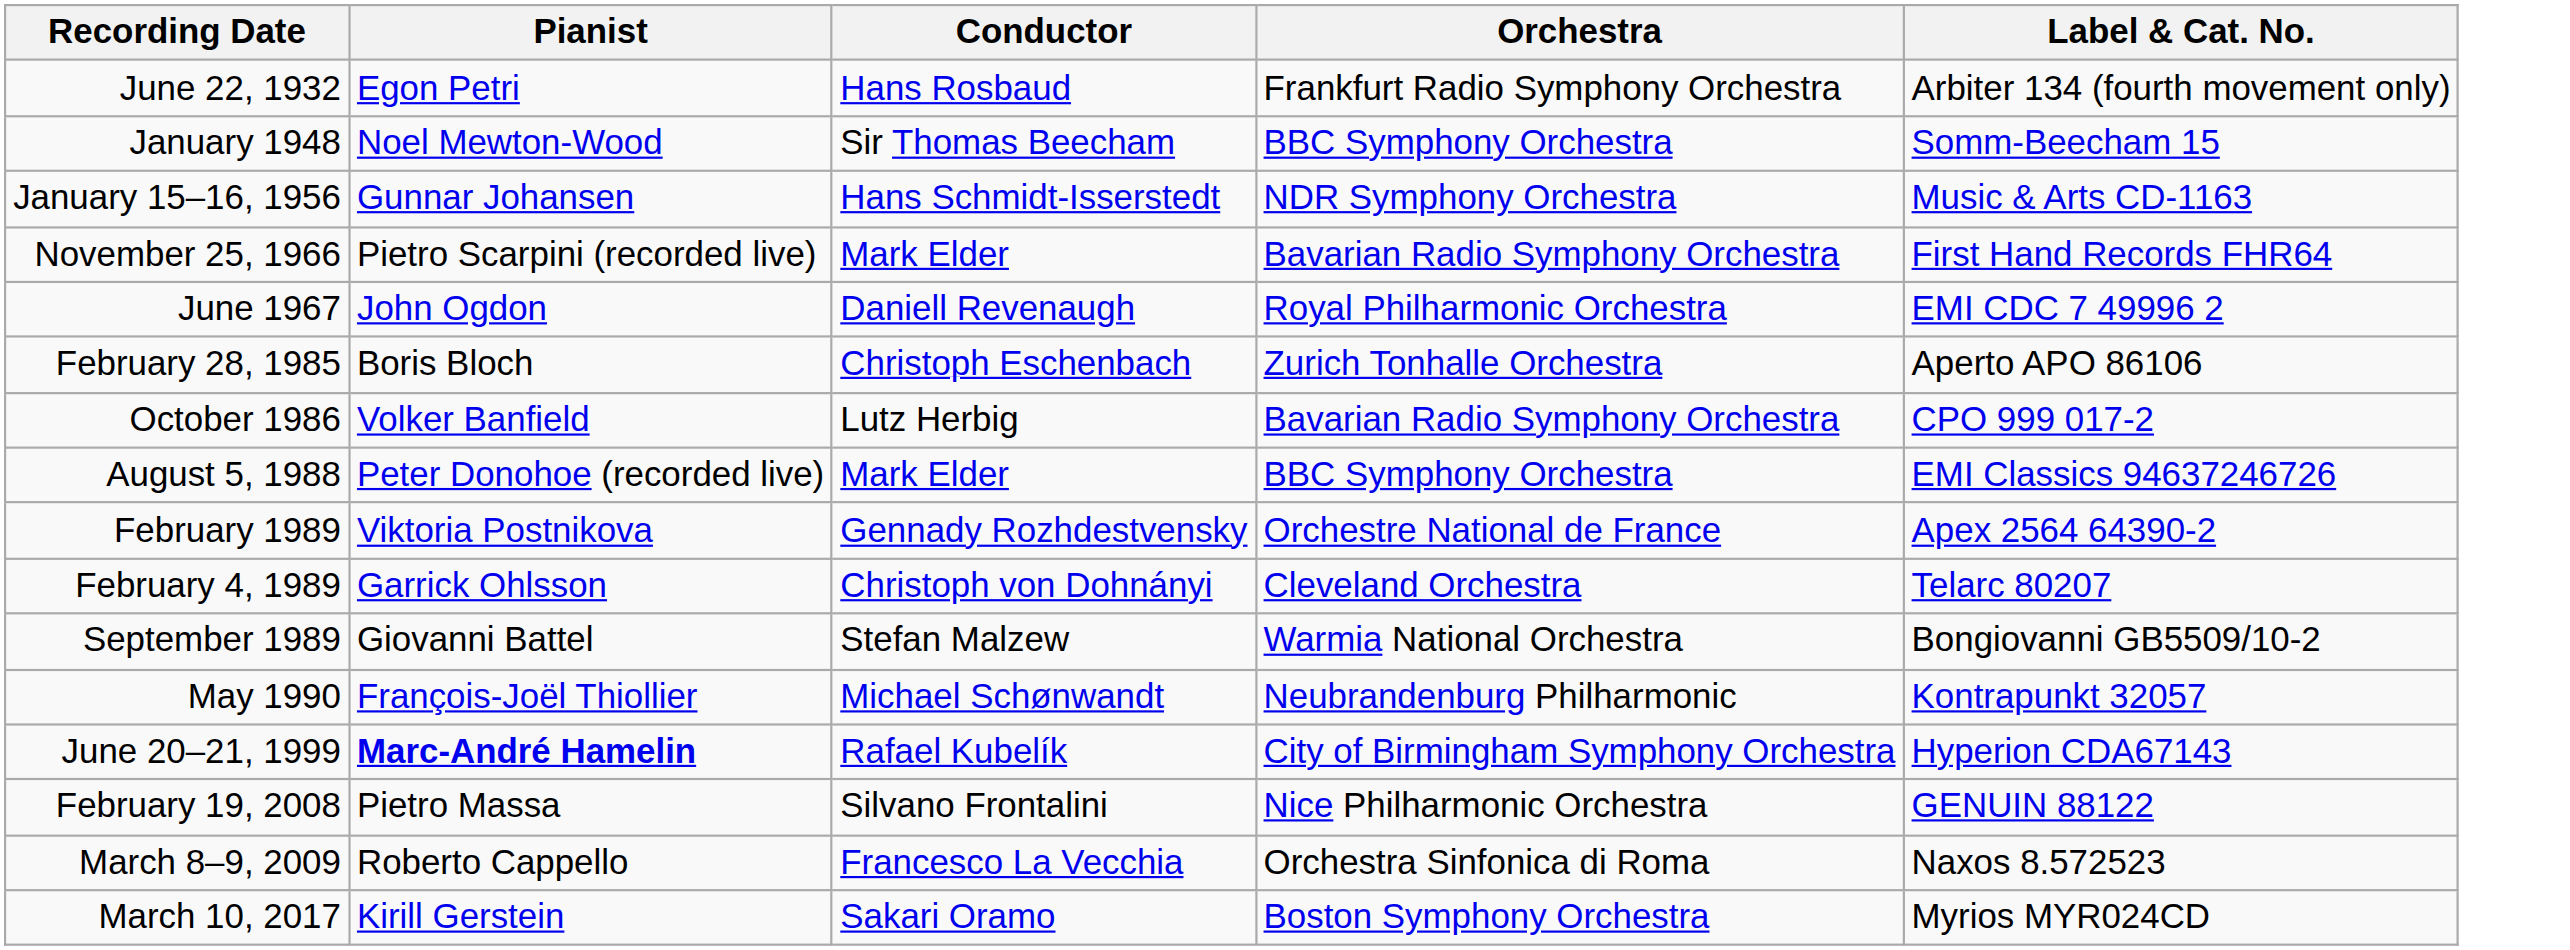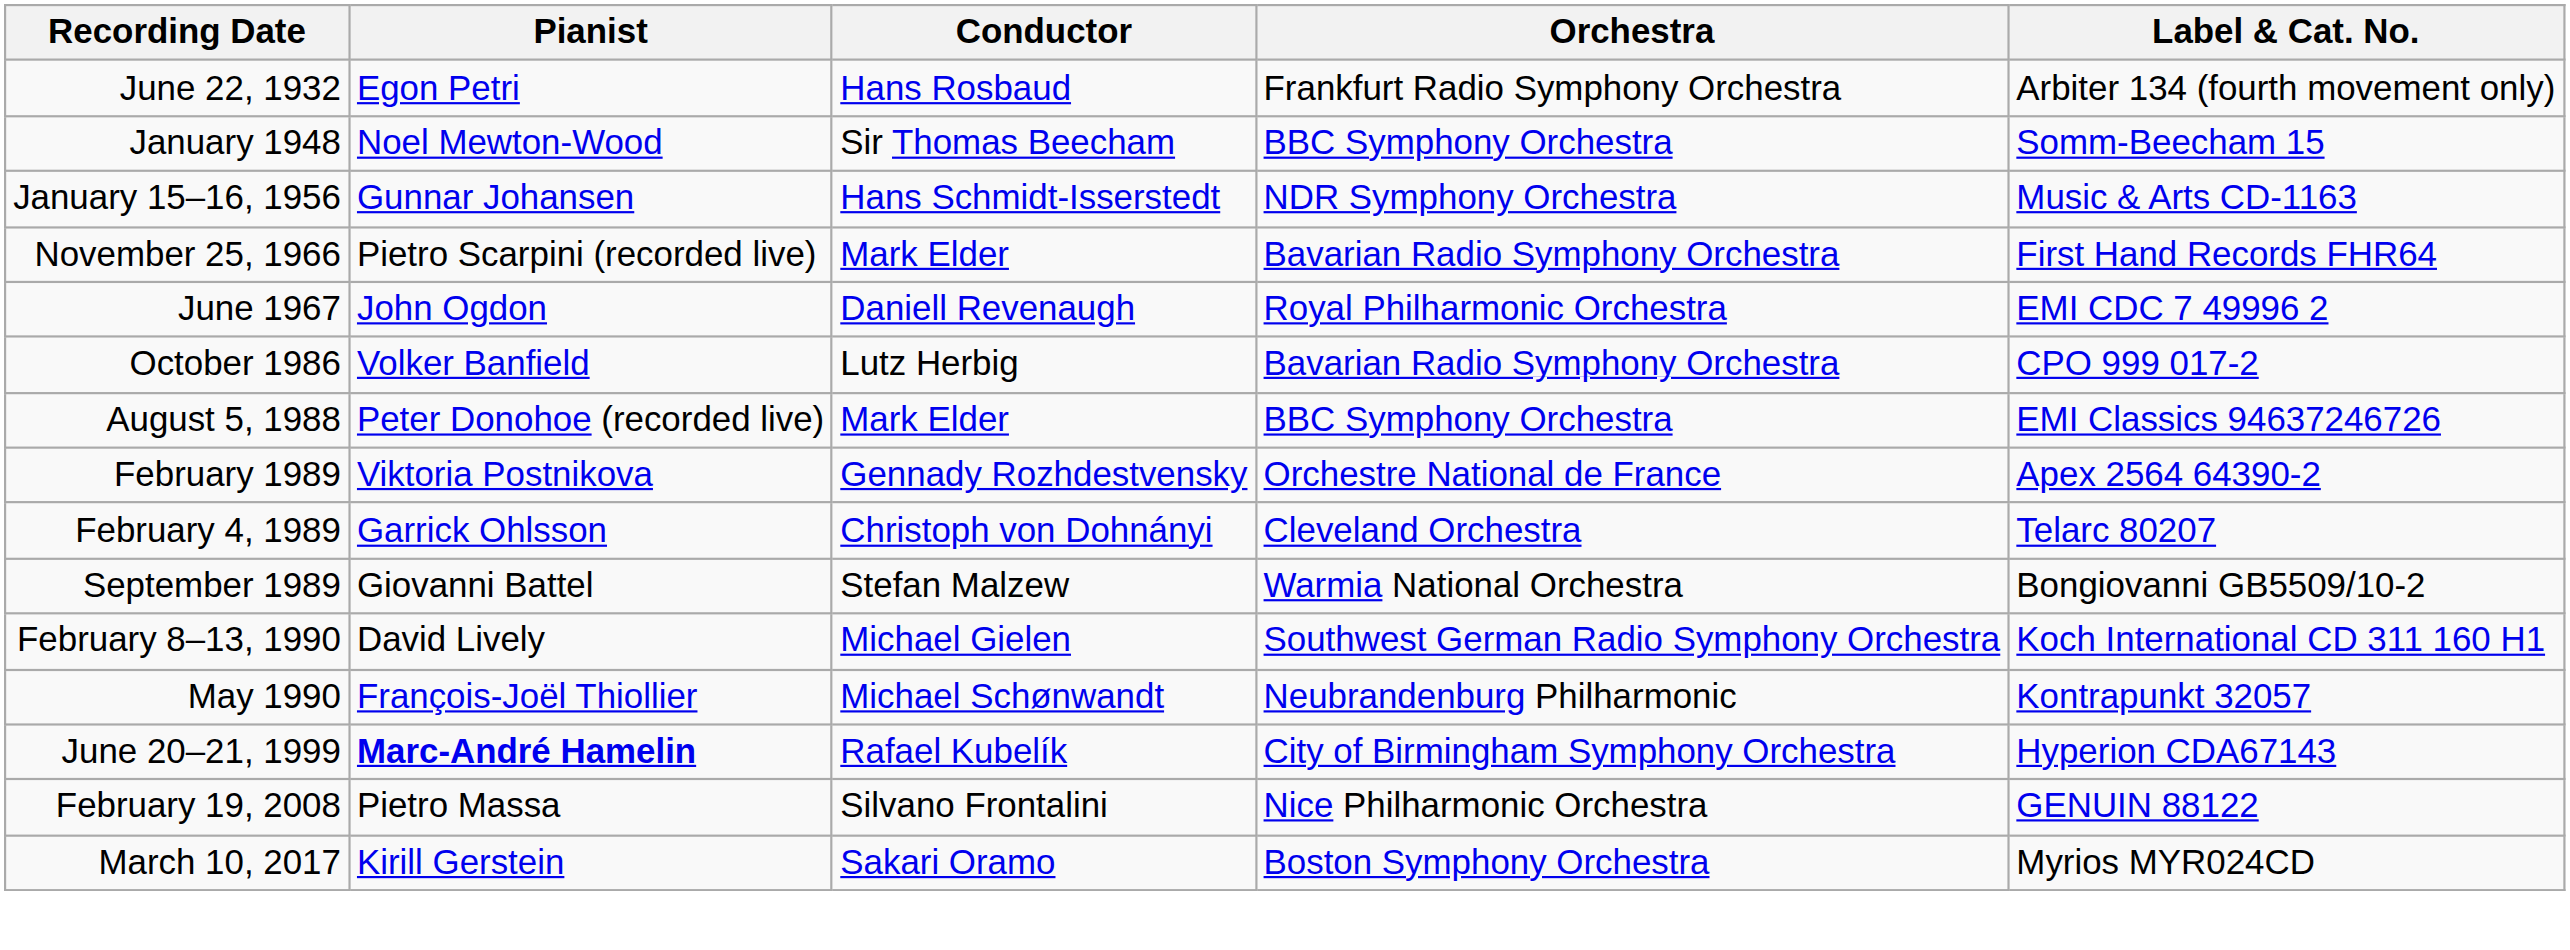- row: (198, 364)
+ row: (179, 640)
- row: (210, 861)
